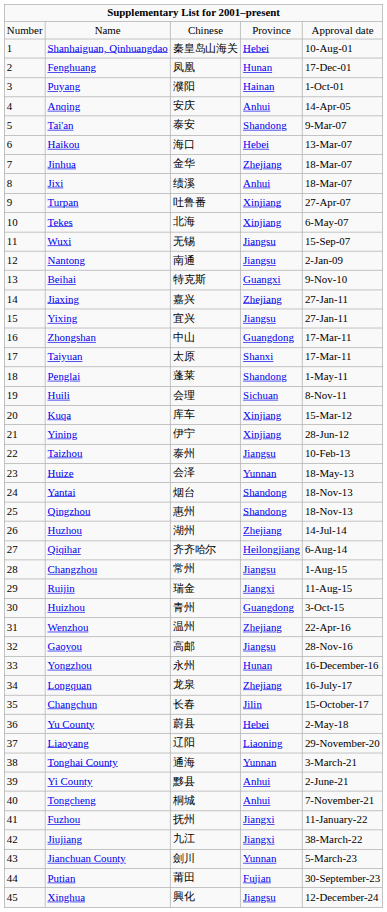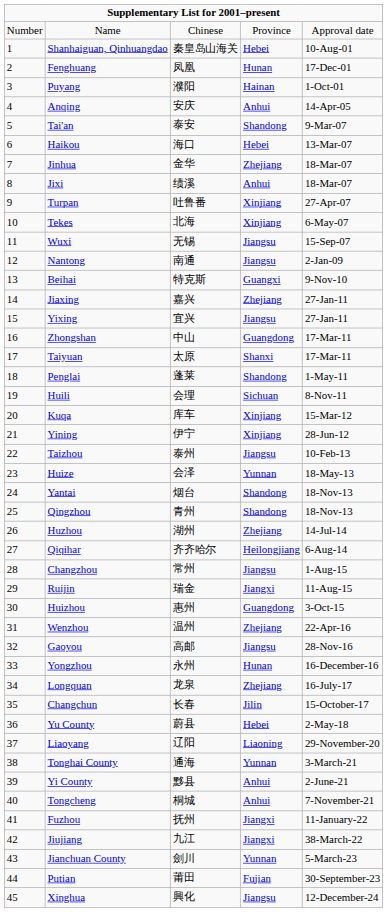(184, 511) 惠州 -> (184, 511) 青州
(184, 607) 青州 -> (184, 607) 惠州
